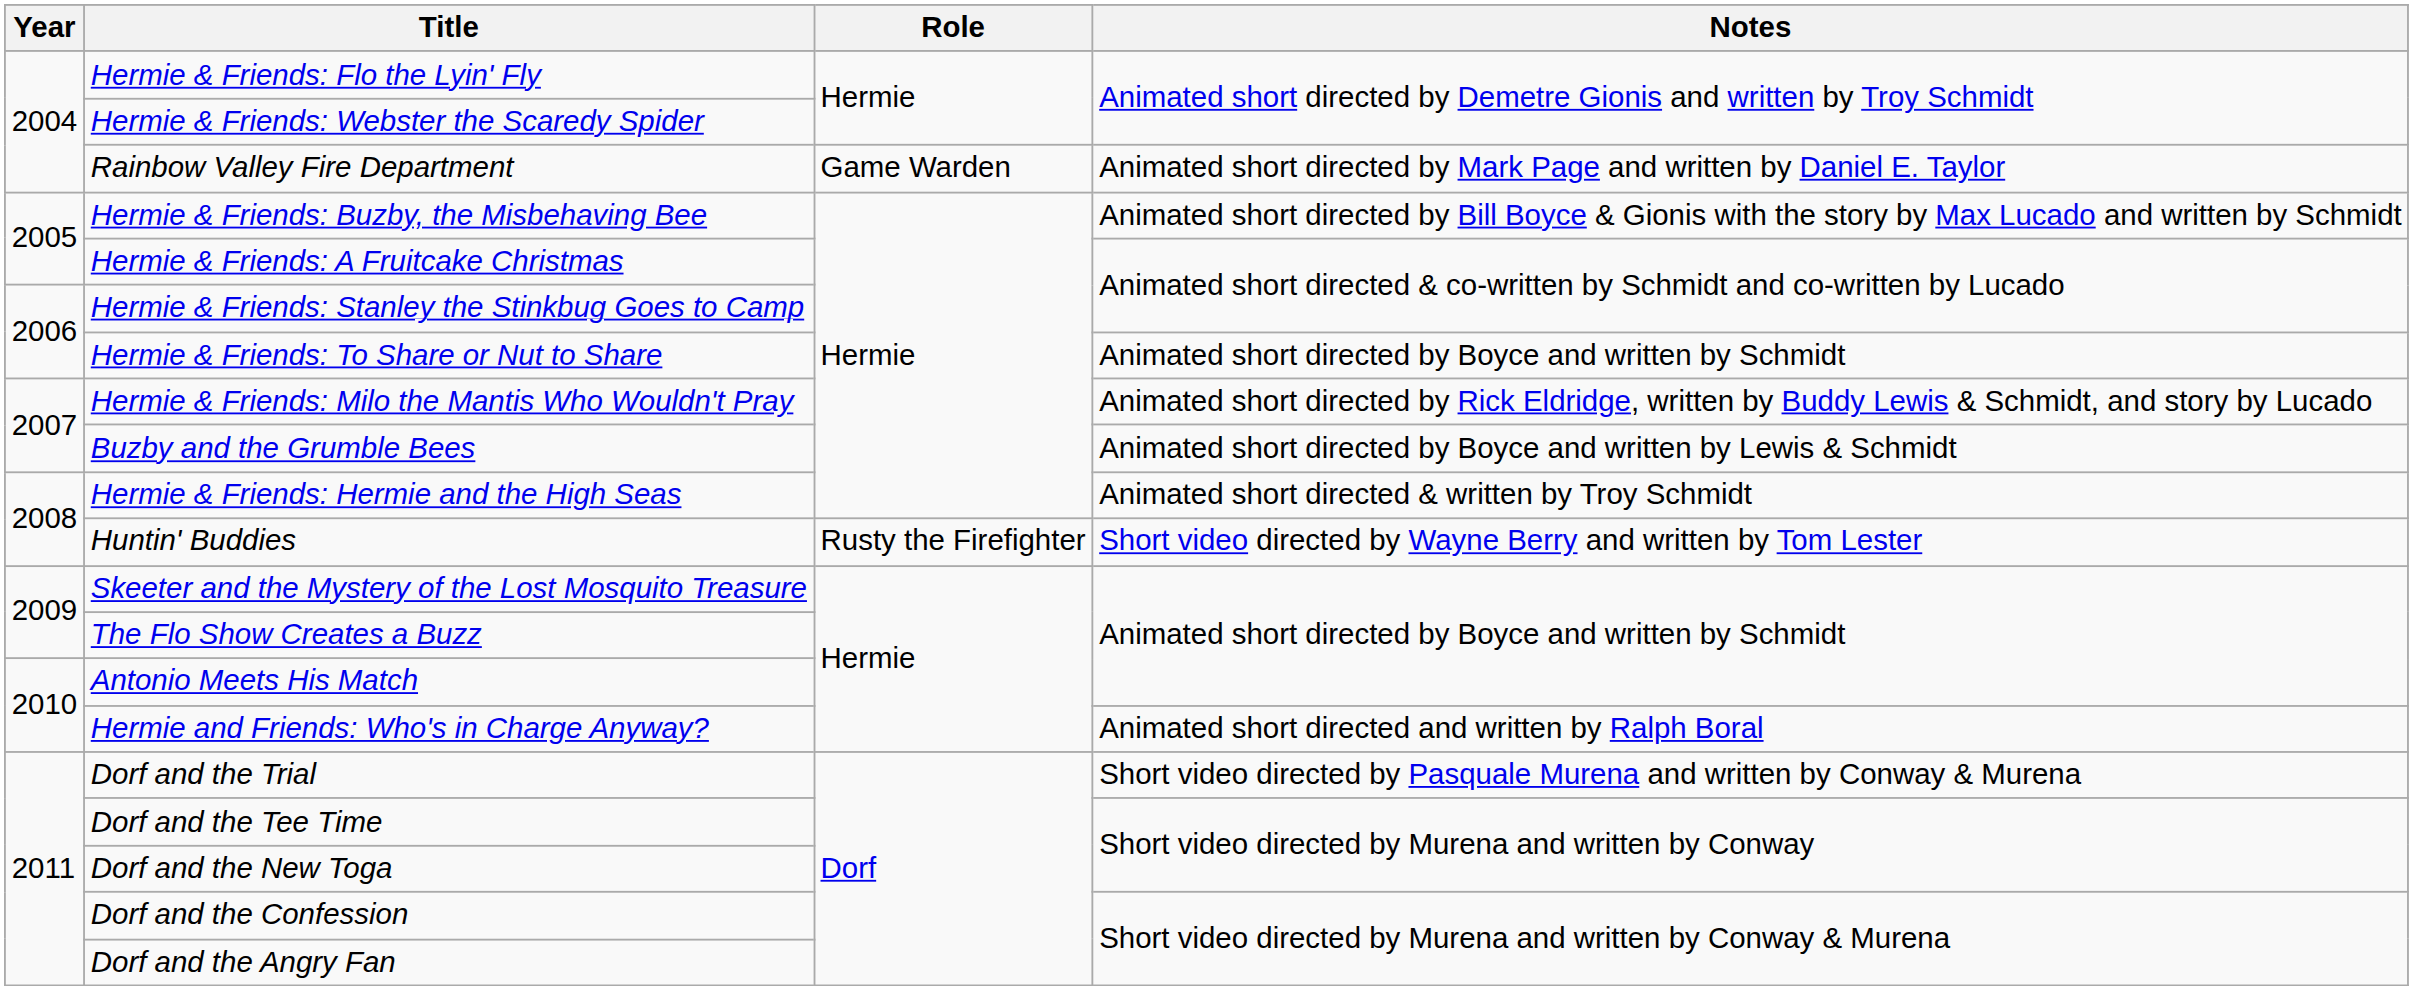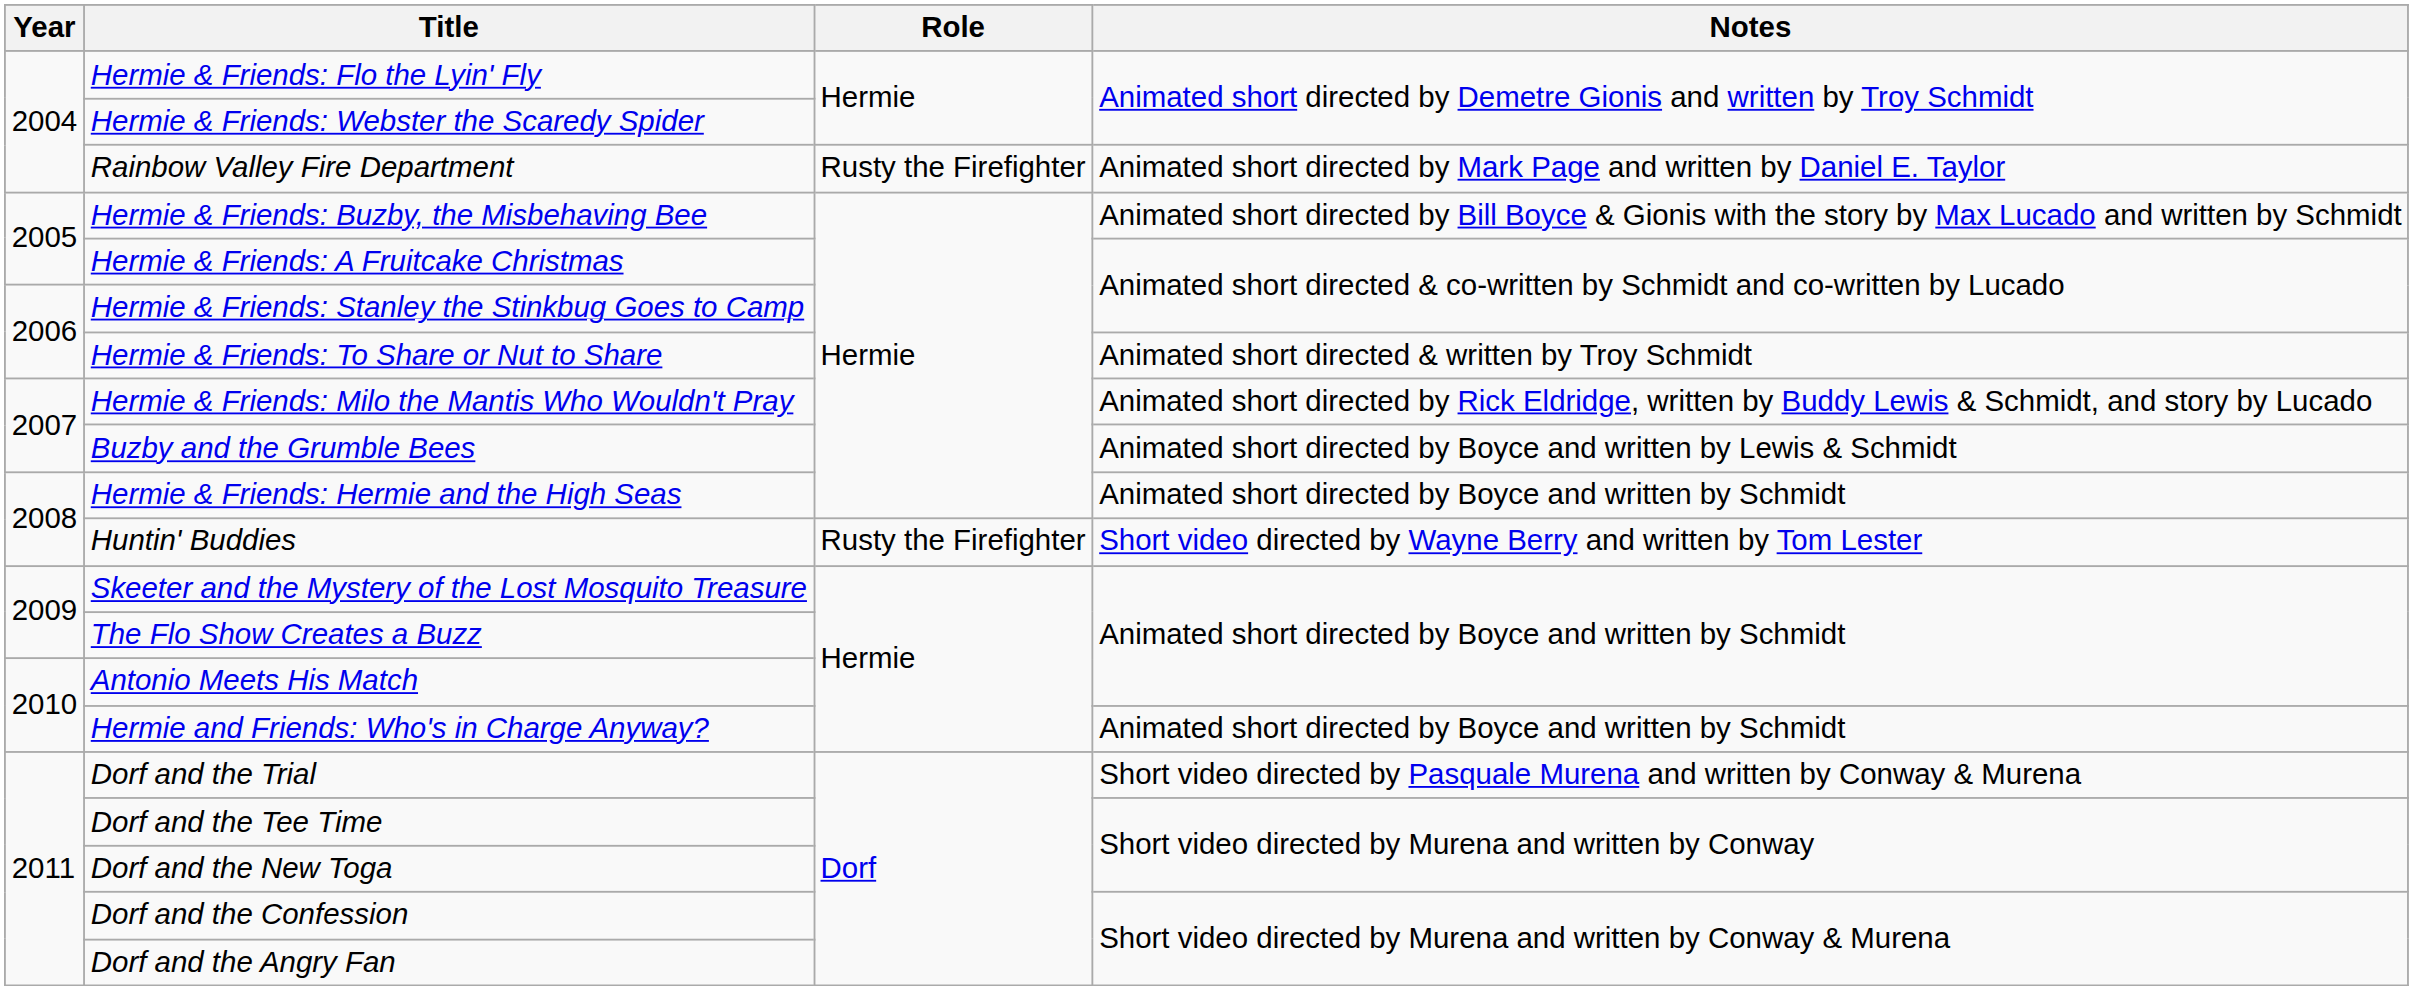(916, 167) Game Warden -> (953, 167) Rusty the Firefighter
(1472, 354) Animated short directed by Boyce and written by Schmidt -> (1426, 354) Animated short directed & written by Troy Schmidt
(1426, 494) Animated short directed & written by Troy Schmidt -> (1472, 494) Animated short directed by Boyce and written by Schmidt
(1431, 728) Animated short directed and written by Ralph Boral -> (1472, 728) Animated short directed by Boyce and written by Schmidt
